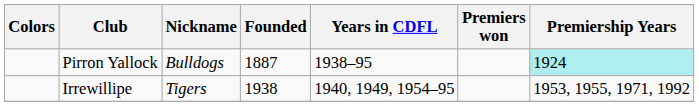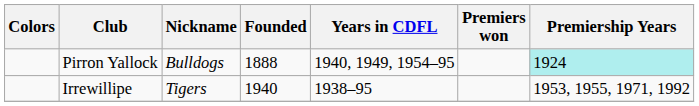(261, 62) 1887 -> (261, 62) 1888
(343, 62) 1938–95 -> (384, 62) 1940, 1949, 1954–95
(261, 88) 1938 -> (261, 88) 1940
(384, 88) 1940, 1949, 1954–95 -> (343, 88) 1938–95
